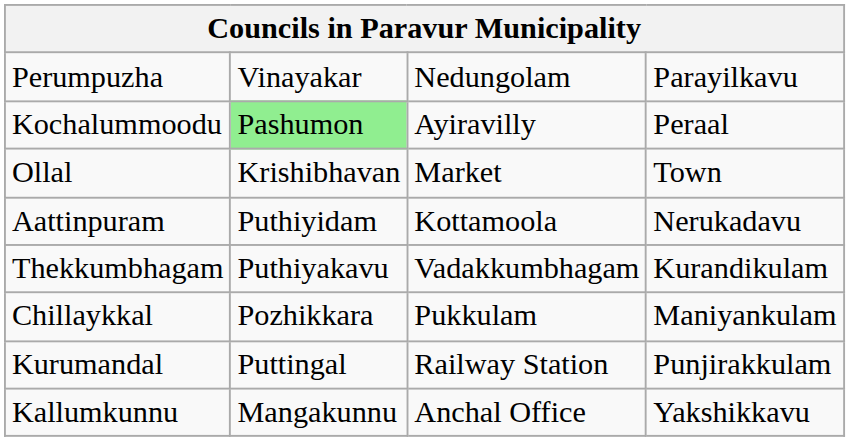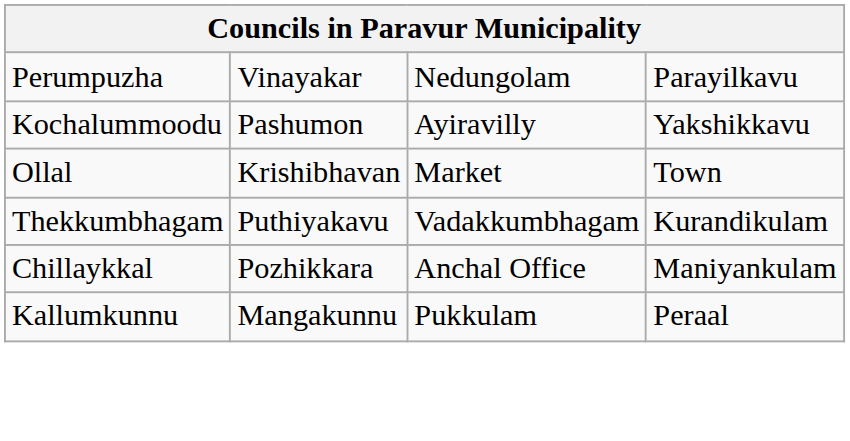(300, 124) lightgreen background -> (300, 124) no background
(691, 124) Peraal -> (732, 124) Yakshikkavu
- row: (88, 220)
(476, 316) Pukkulam -> (500, 268) Anchal Office
- row: (87, 364)
(500, 412) Anchal Office -> (476, 316) Pukkulam
(732, 412) Yakshikkavu -> (691, 316) Peraal
